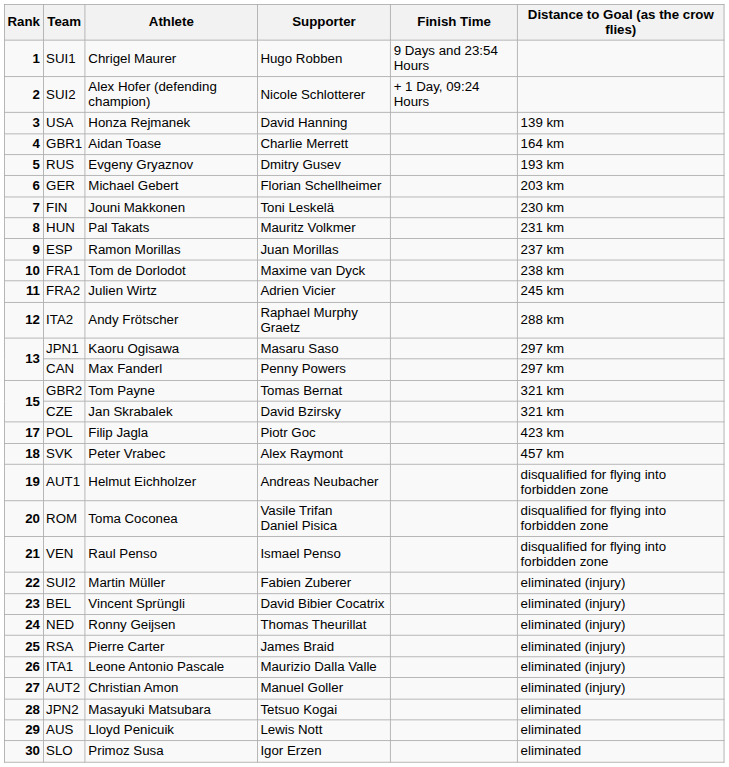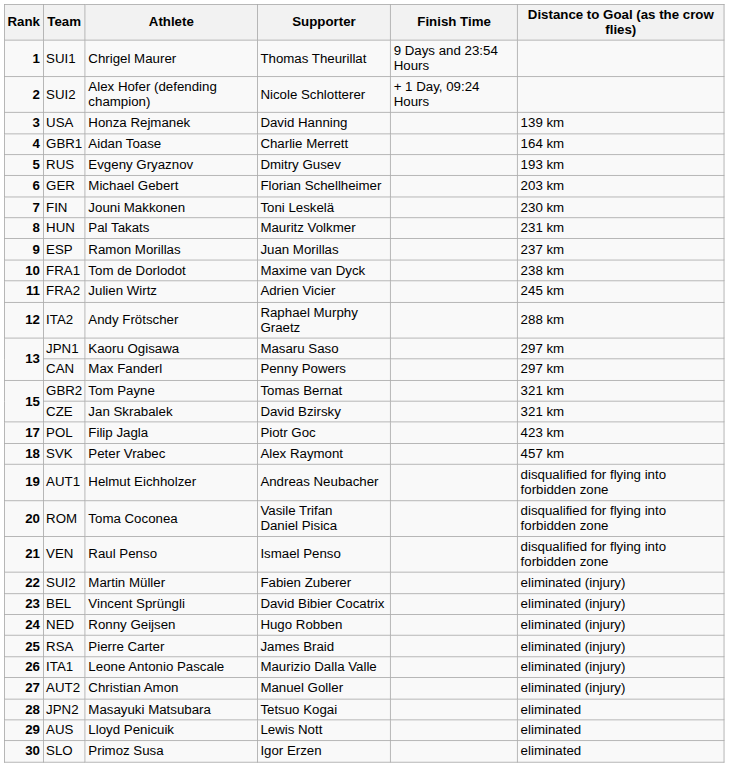(301, 58) Hugo Robben -> (313, 58) Thomas Theurillat
(313, 625) Thomas Theurillat -> (301, 625) Hugo Robben
